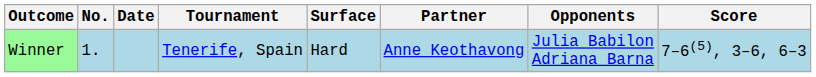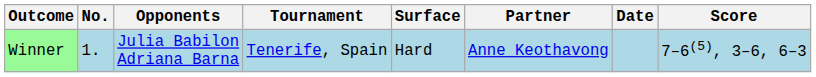columns swapped: (136, 17) <-> (593, 17)
